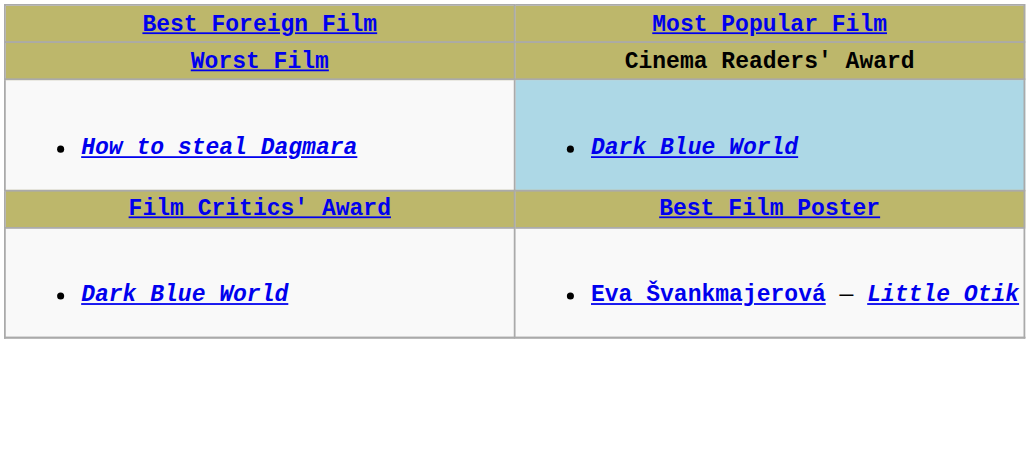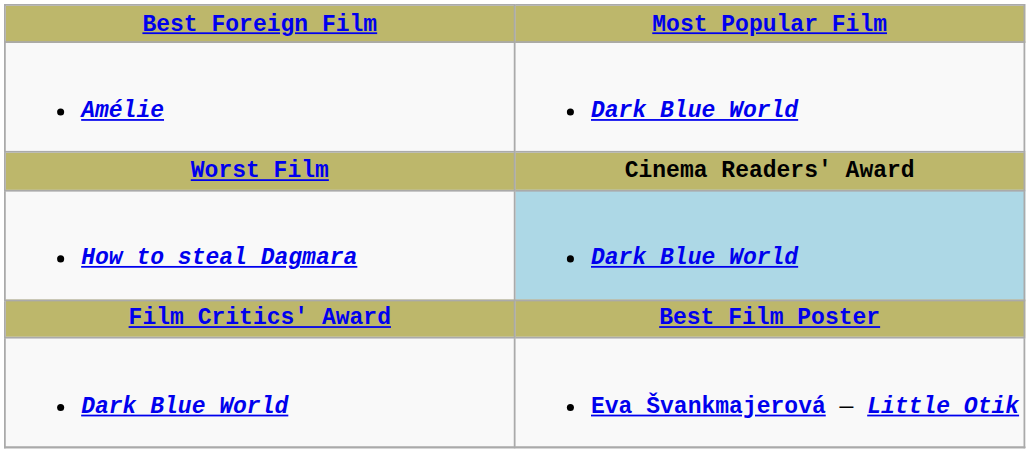+ row: (260, 111)
